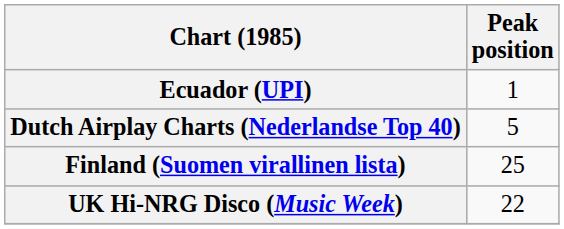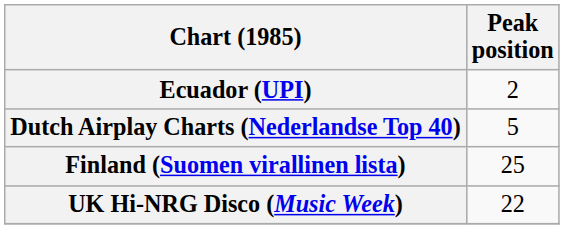(513, 89) 1 -> (513, 89) 2
